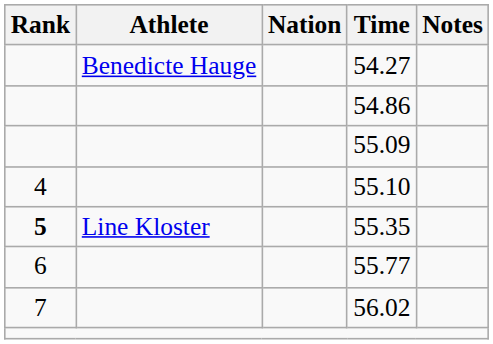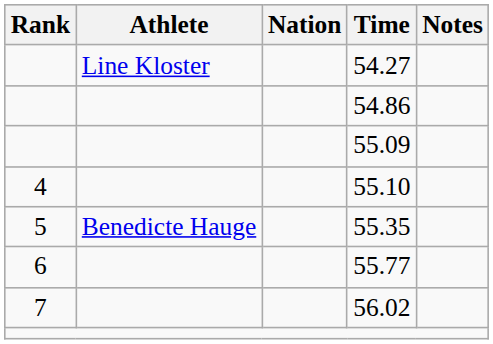(169, 65) Benedicte Hauge -> (146, 65) Line Kloster
(40, 226) bold -> (40, 226) normal
(146, 226) Line Kloster -> (169, 226) Benedicte Hauge
